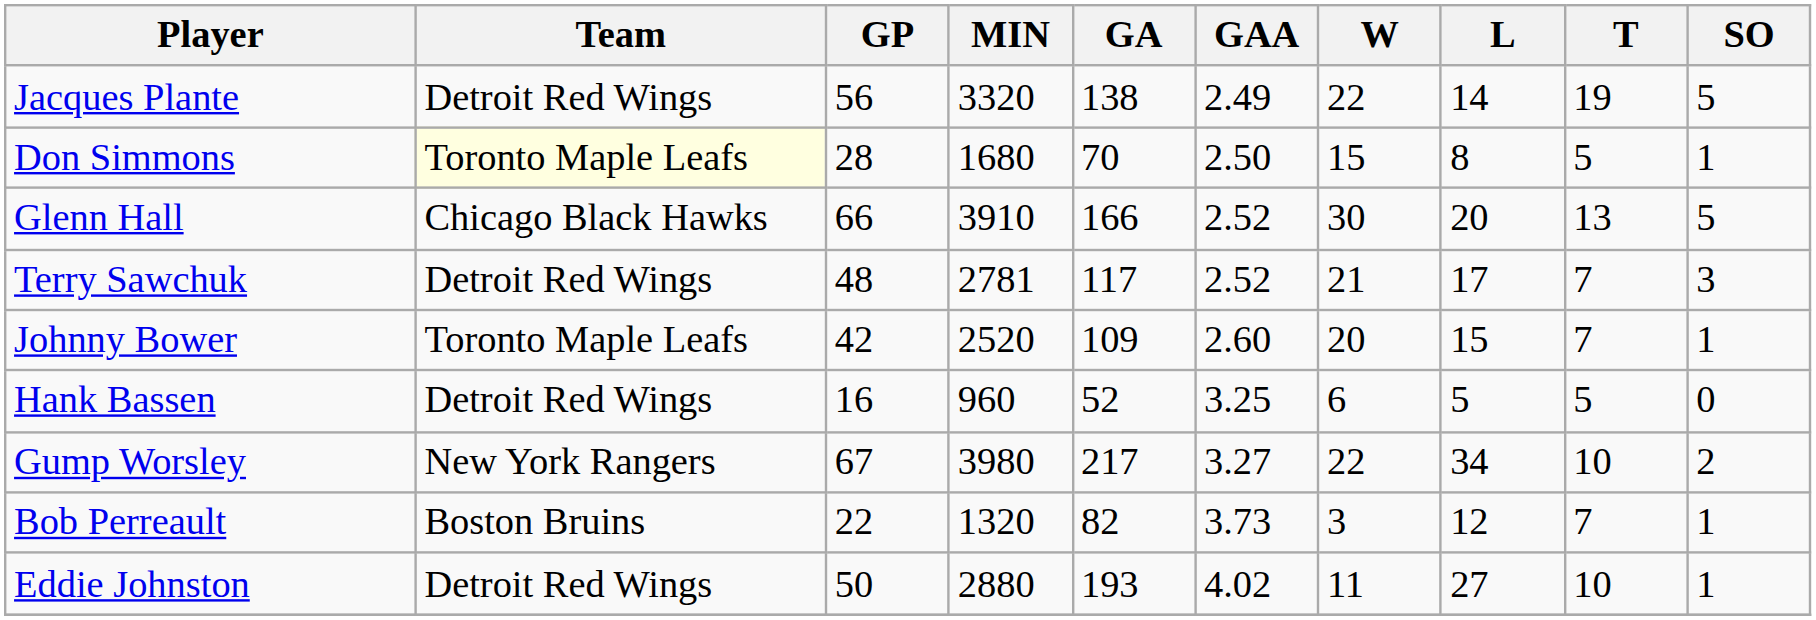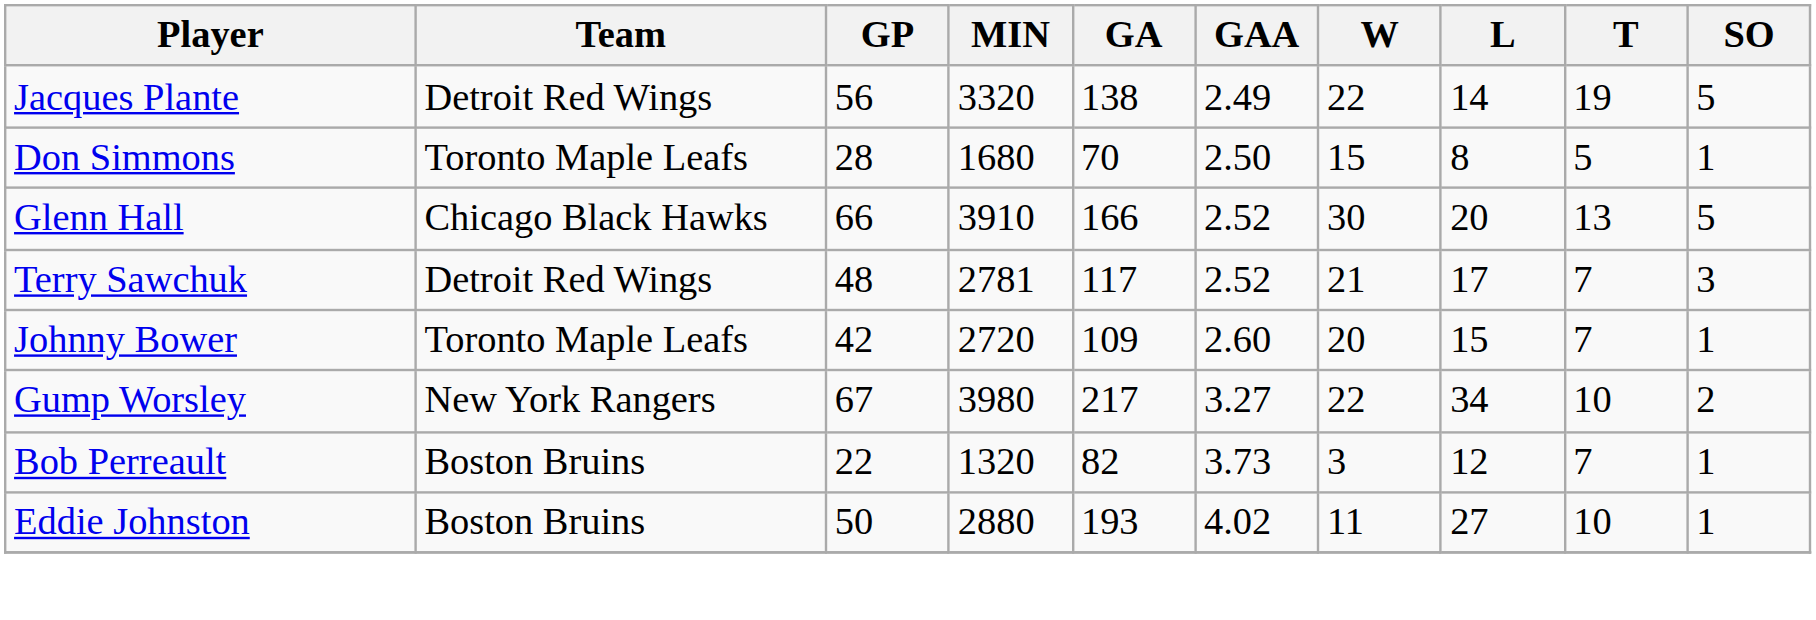(586, 156) lightyellow background -> (586, 156) no background
(996, 339) 2520 -> (996, 339) 2720
- row: (115, 400)
(568, 583) Detroit Red Wings -> (535, 522) Boston Bruins
